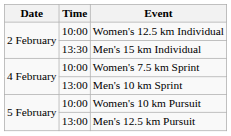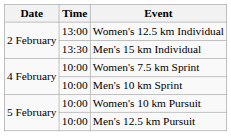(75, 31) 10:00 -> (75, 31) 13:00
(75, 85) 13:00 -> (75, 85) 10:00
(75, 121) 13:00 -> (75, 121) 10:00
